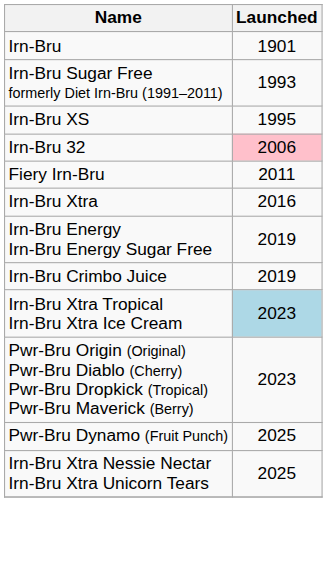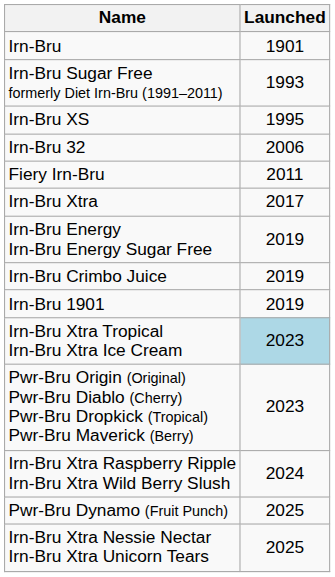(277, 147) pink background -> (285, 147) no background
(277, 202) 2016 -> (285, 202) 2017
+ row: (57, 303)
+ row: (122, 473)
